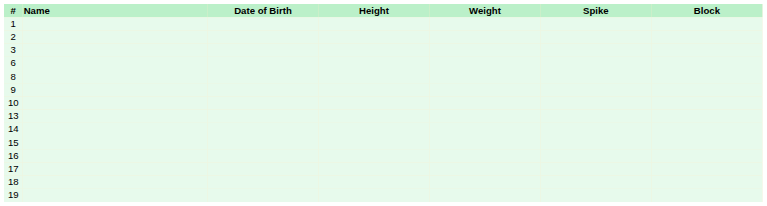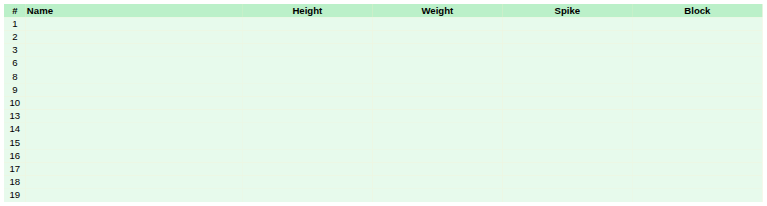- column: (263, 10)
